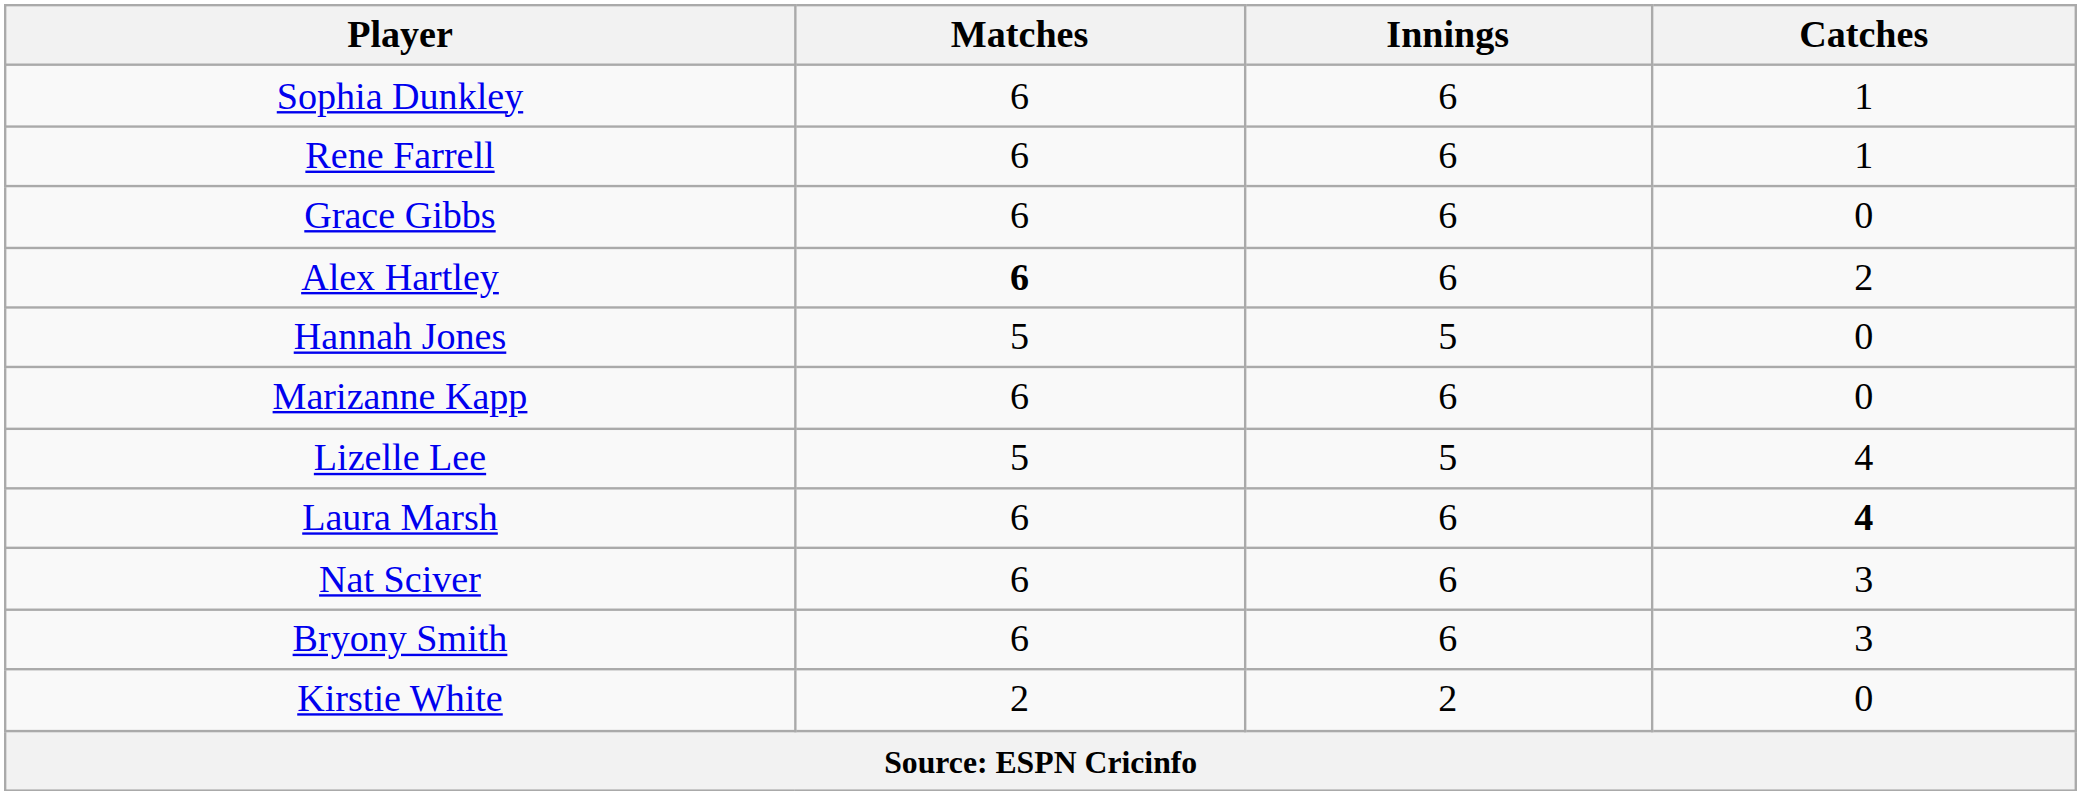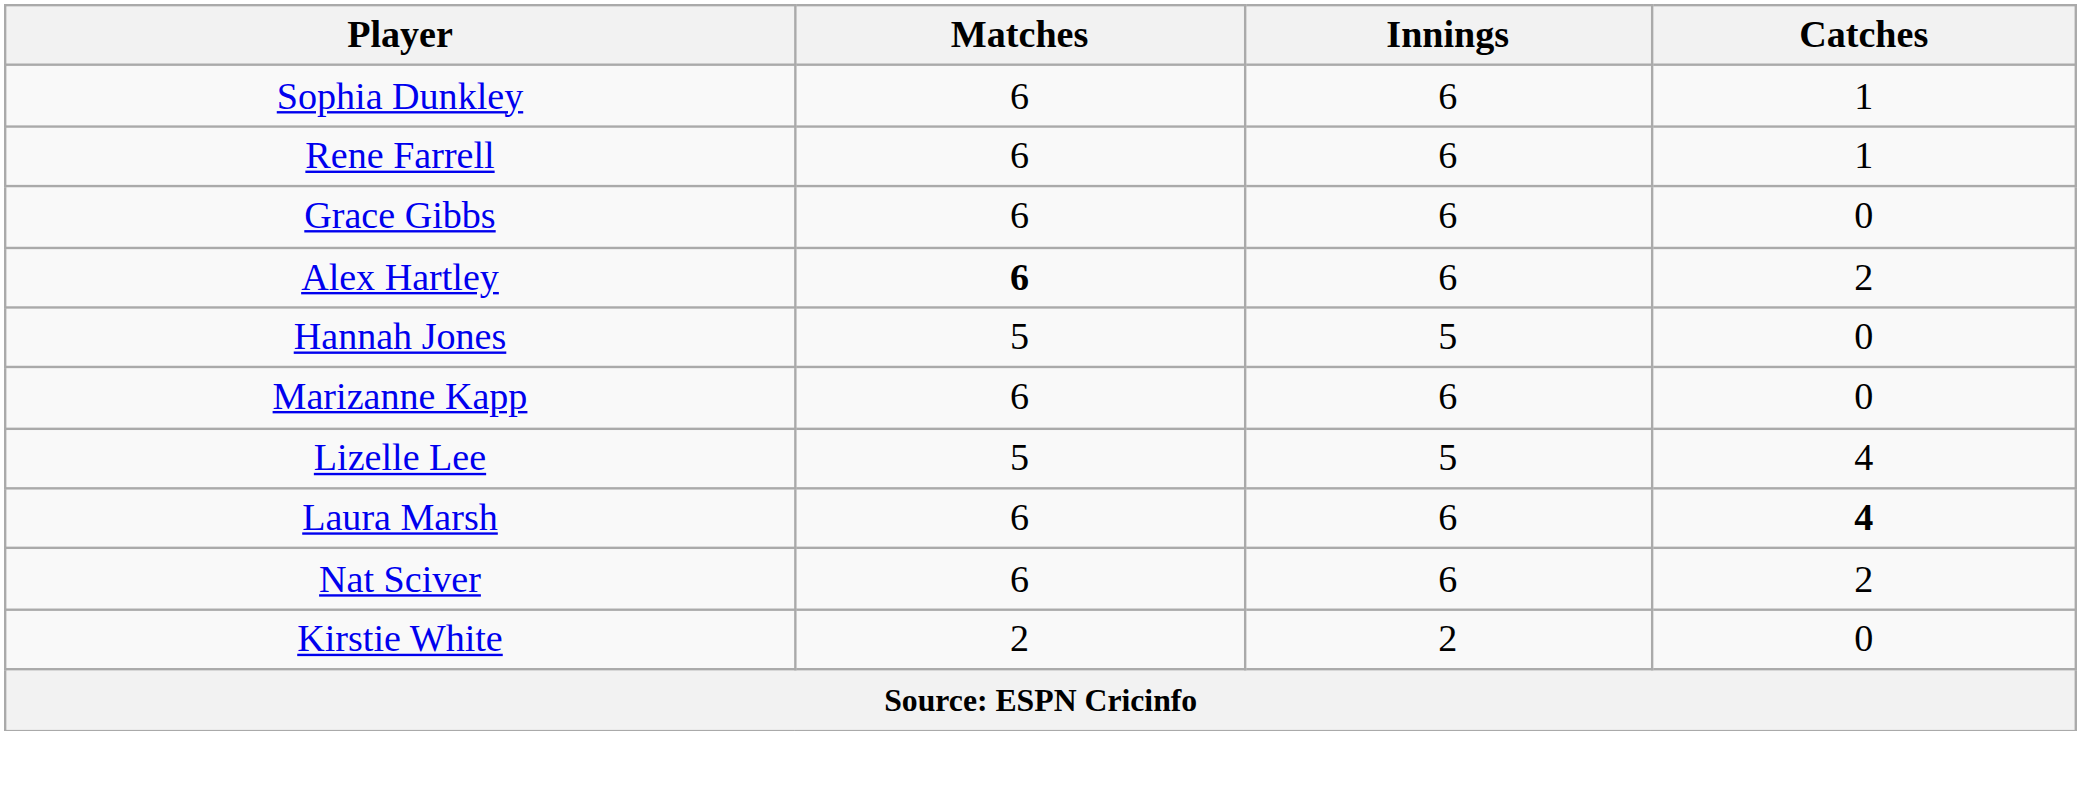(1864, 578) 3 -> (1864, 578) 2
- row: (400, 638)
